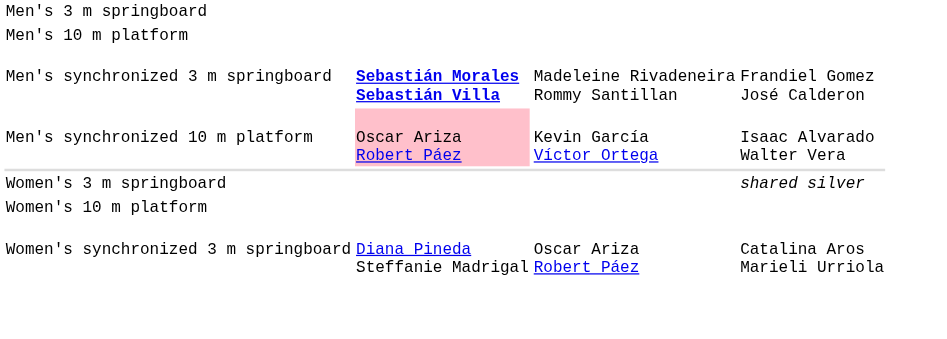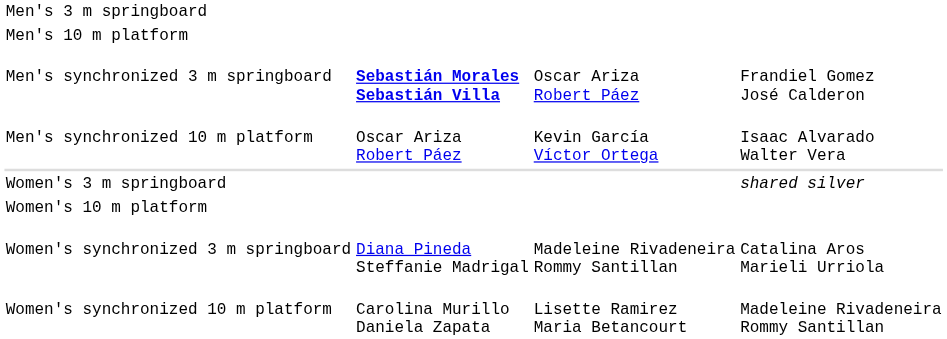(634, 86) Madeleine Rivadeneira Rommy Santillan -> (587, 86) Oscar Ariza Robert Páez
(409, 147) pink background -> (409, 147) no background
(587, 259) Oscar Ariza Robert Páez -> (634, 259) Madeleine Rivadeneira Rommy Santillan
+ row: (169, 310)
